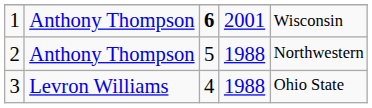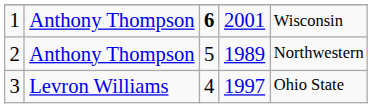(245, 53) 1988 -> (245, 53) 1989
(245, 86) 1988 -> (245, 86) 1997
